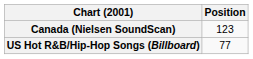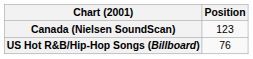(225, 45) 77 -> (225, 45) 76
